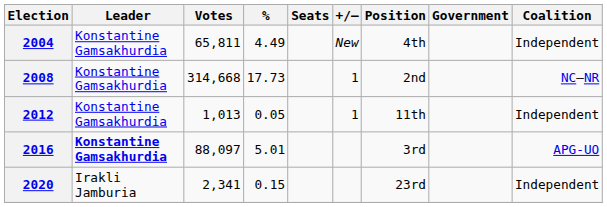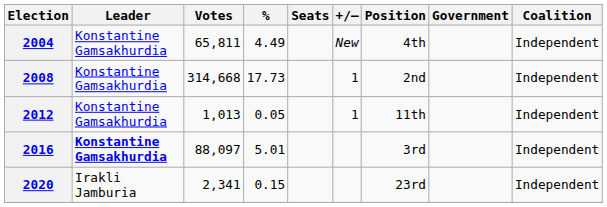(580, 78) NC–NR -> (557, 78) Independent
(576, 149) APG-UO -> (557, 149) Independent
